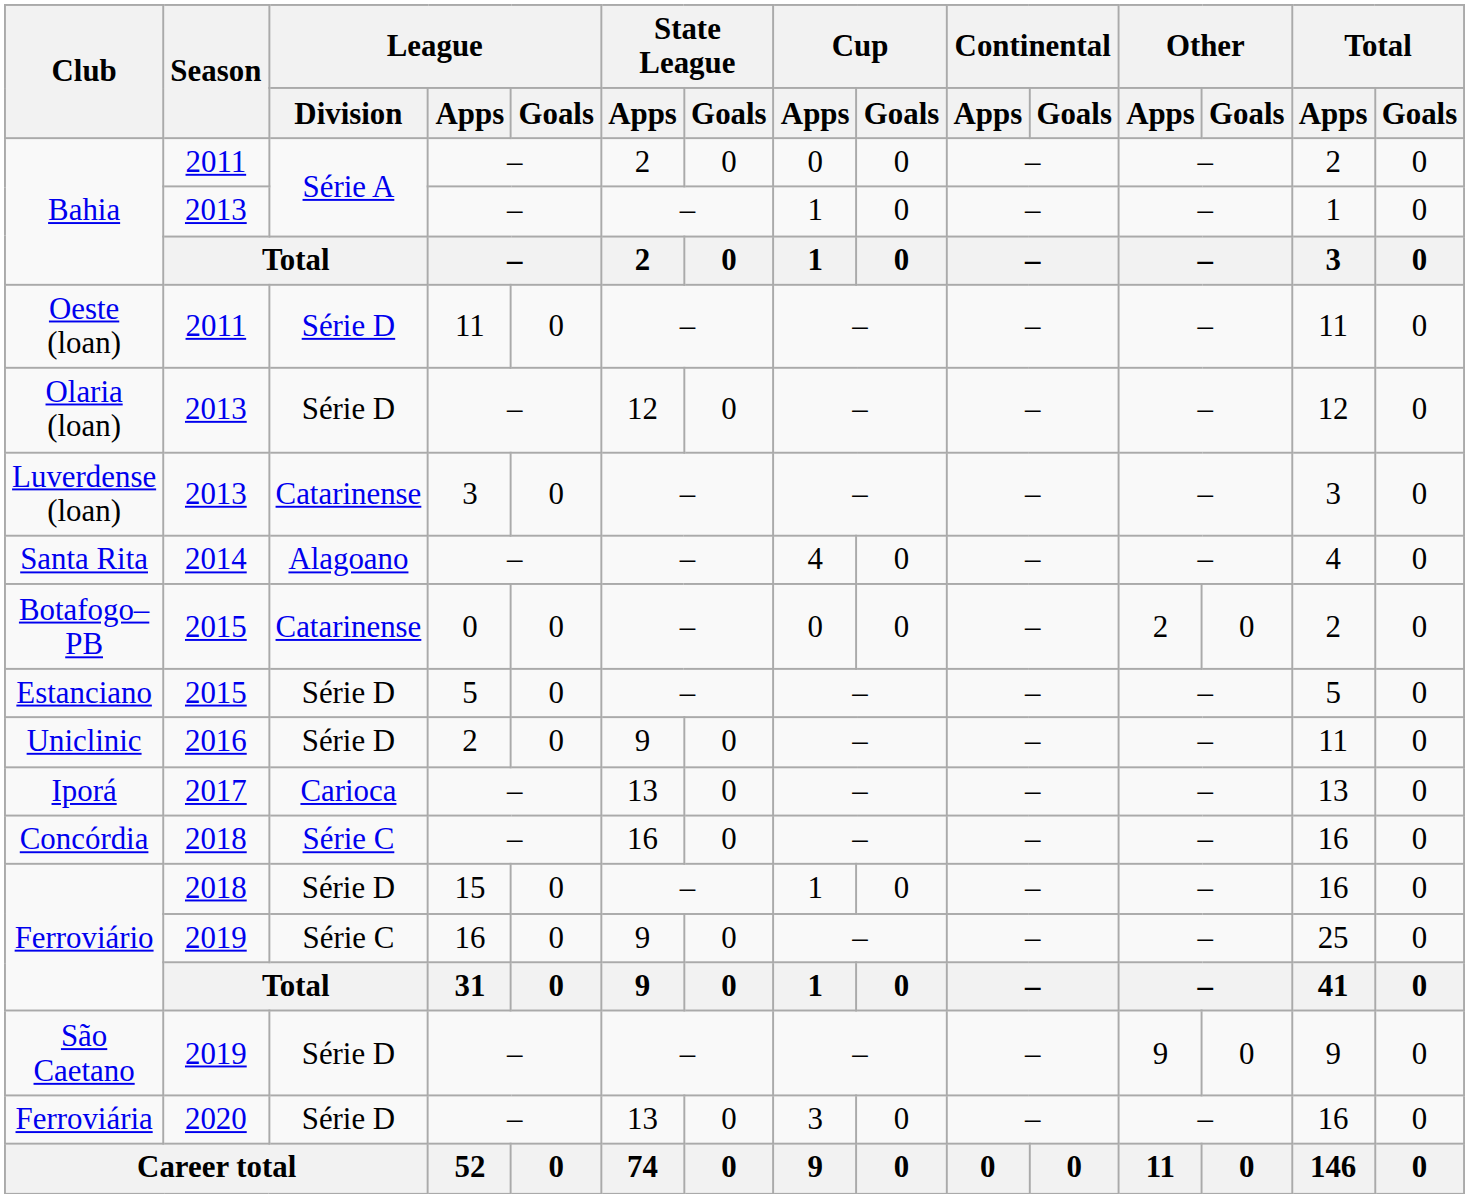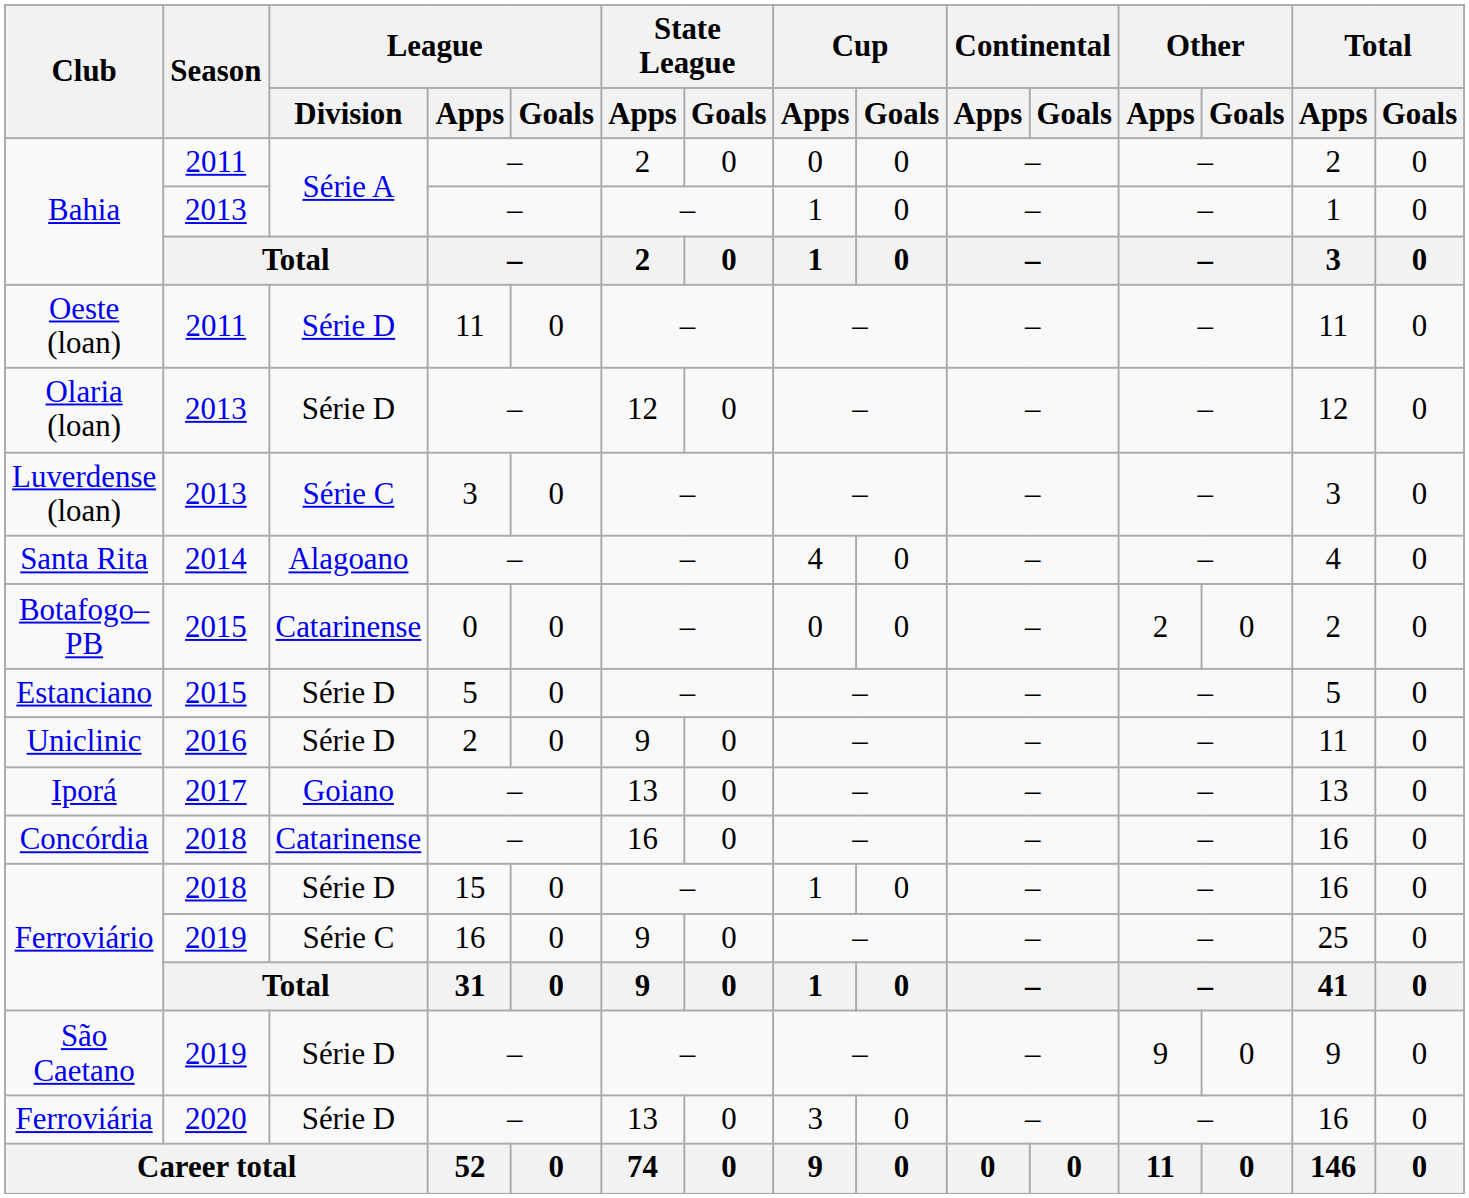(348, 493) Catarinense -> (348, 493) Série C
(348, 790) Carioca -> (348, 790) Goiano
(348, 839) Série C -> (348, 839) Catarinense
